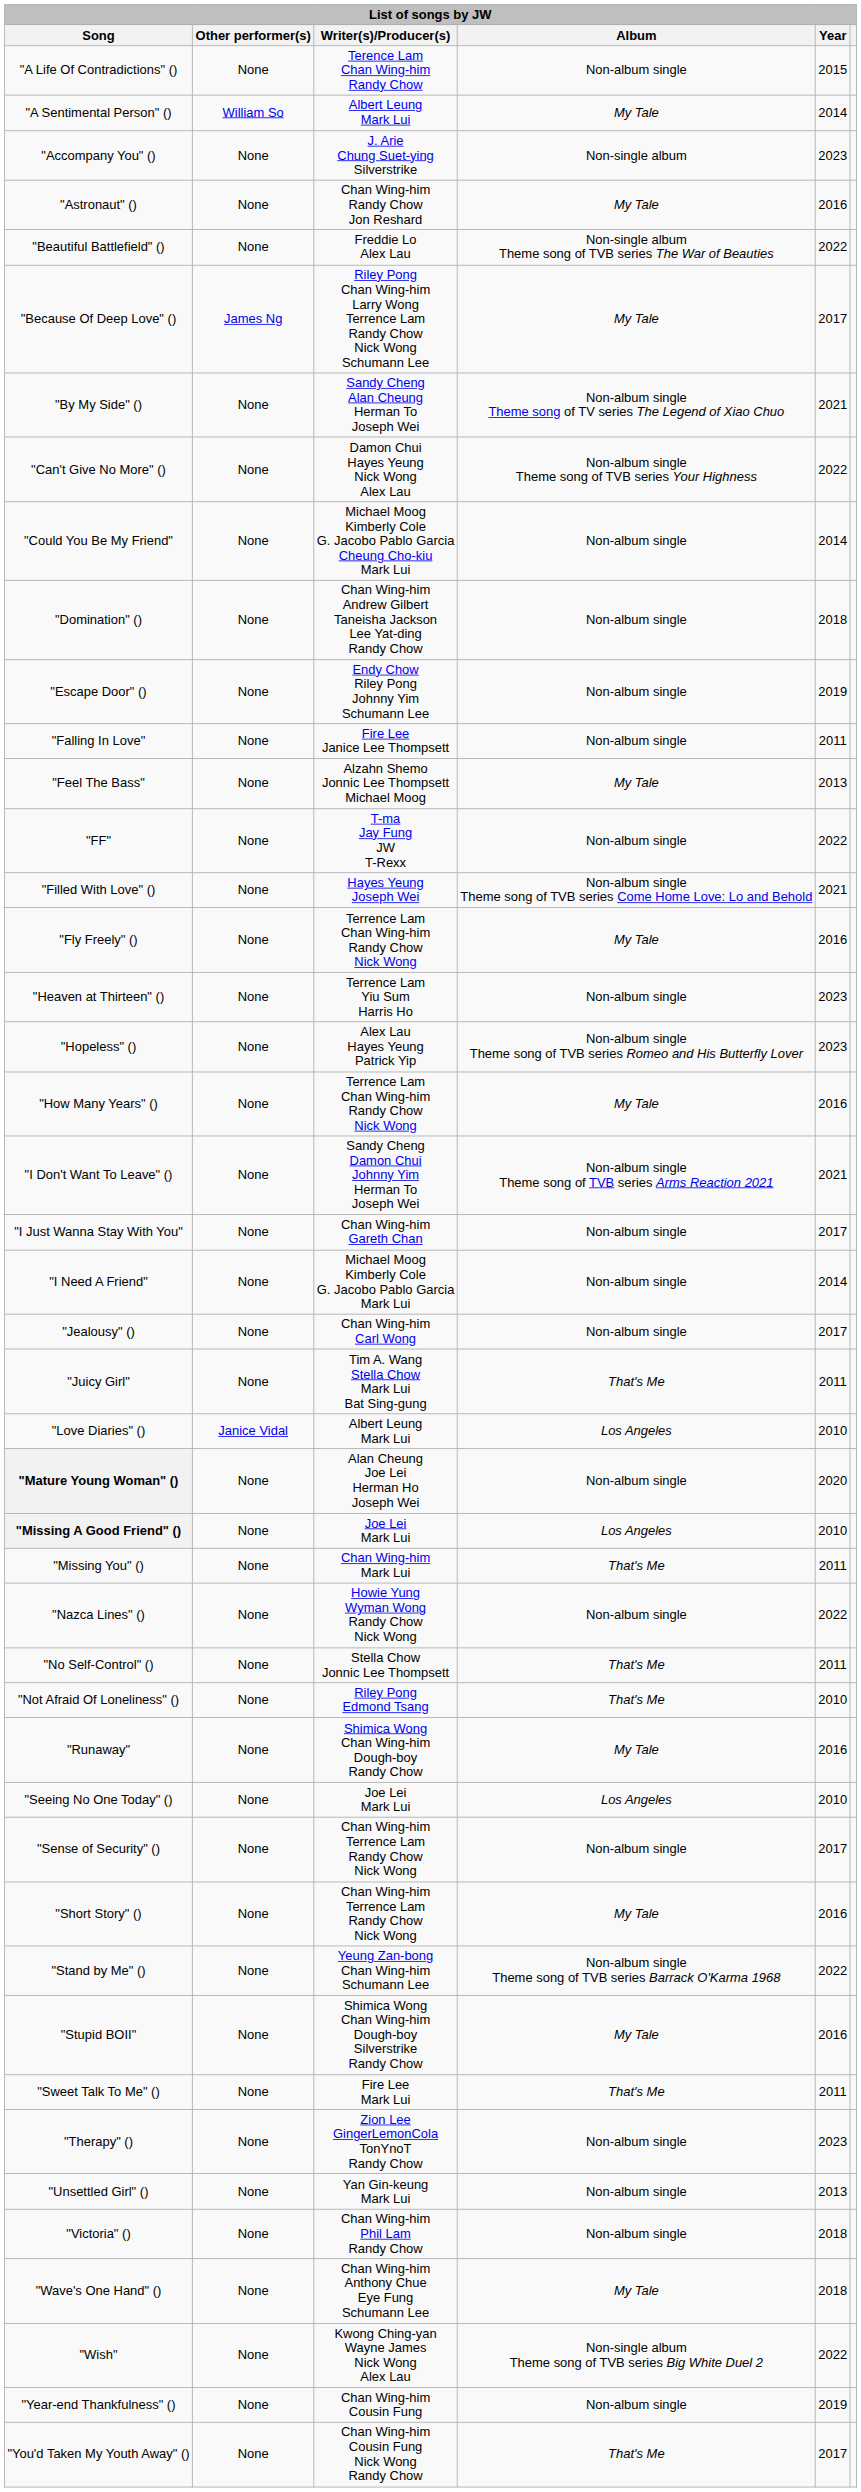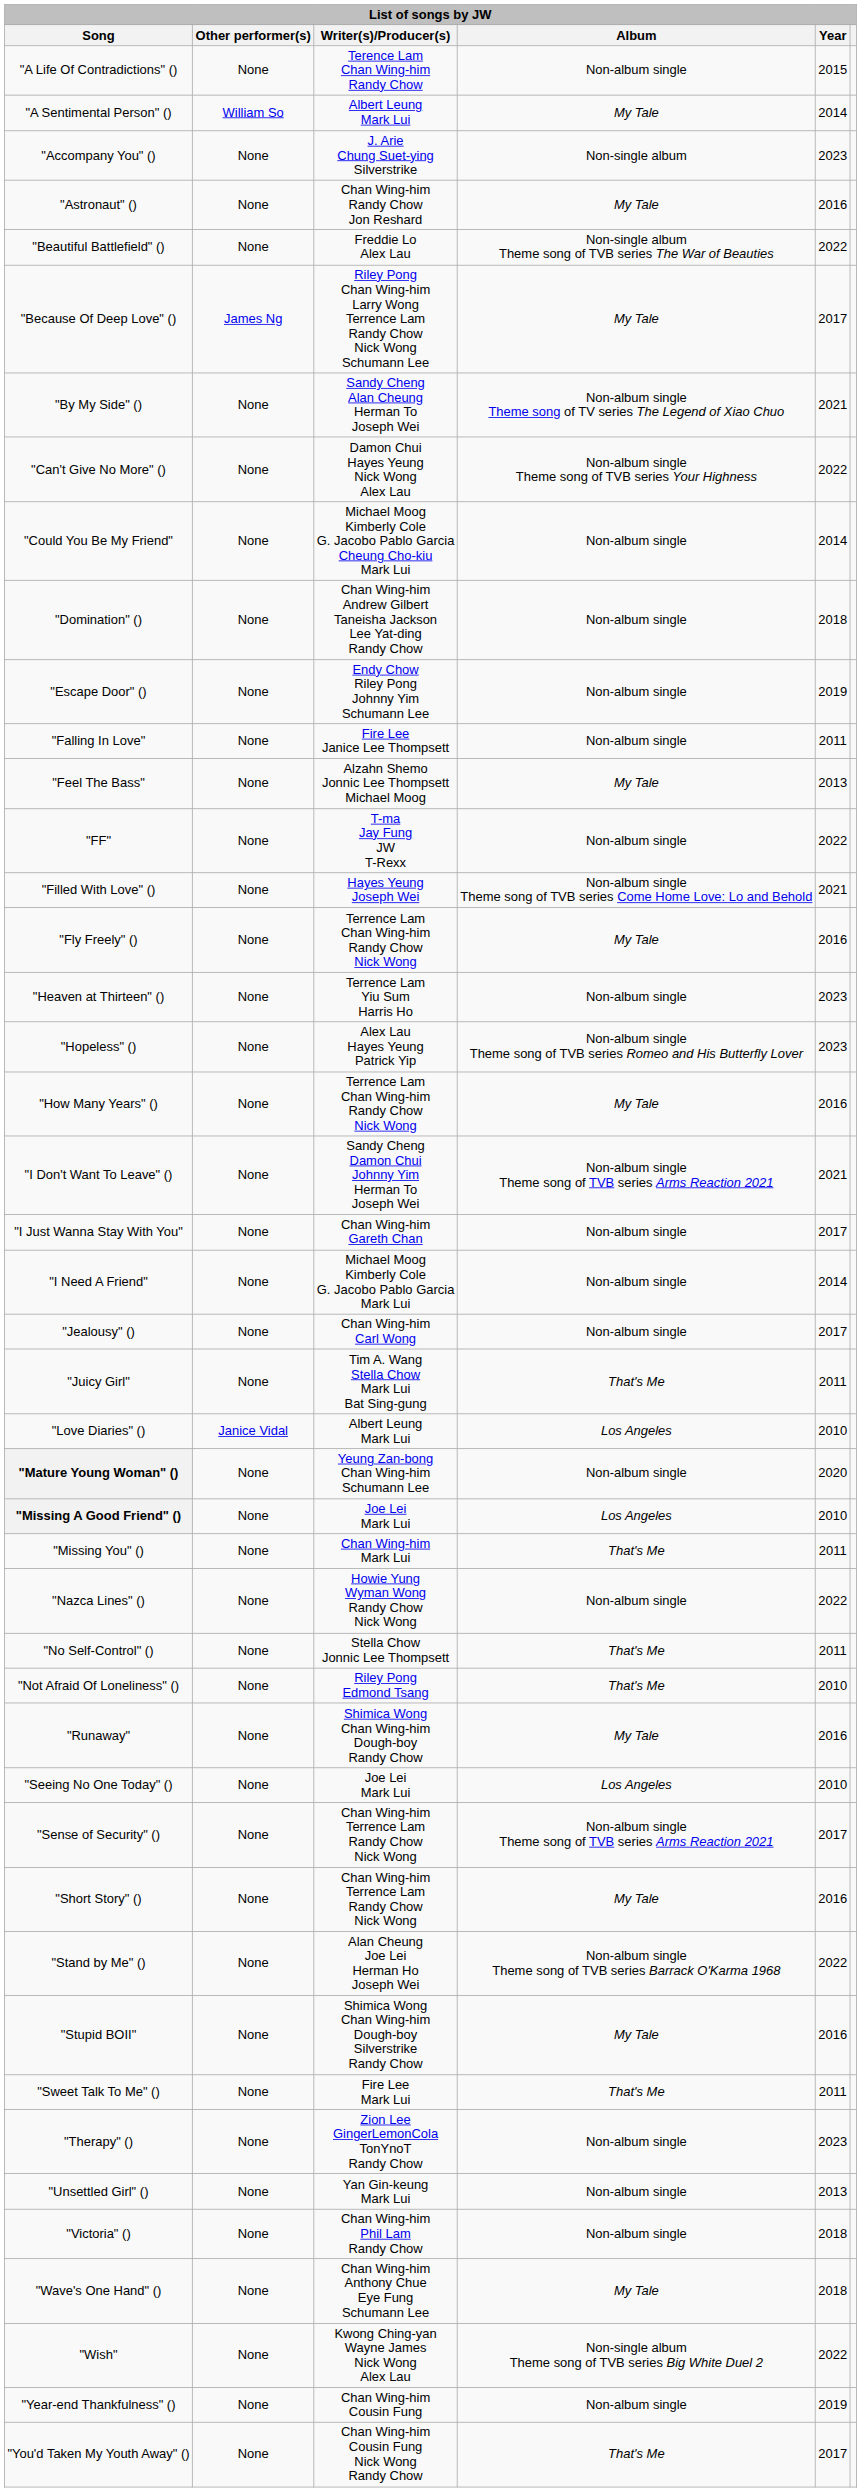(386, 1480) Alan Cheung Joe Lei Herman Ho Joseph Wei -> (386, 1473) Yeung Zan-bong Chan Wing-him Schumann Lee
(636, 1849) Non-album single -> (636, 1834) Non-album single Theme song of TVB series Arms Reaction 2021
(386, 1970) Yeung Zan-bong Chan Wing-him Schumann Lee -> (386, 1963) Alan Cheung Joe Lei Herman Ho Joseph Wei
